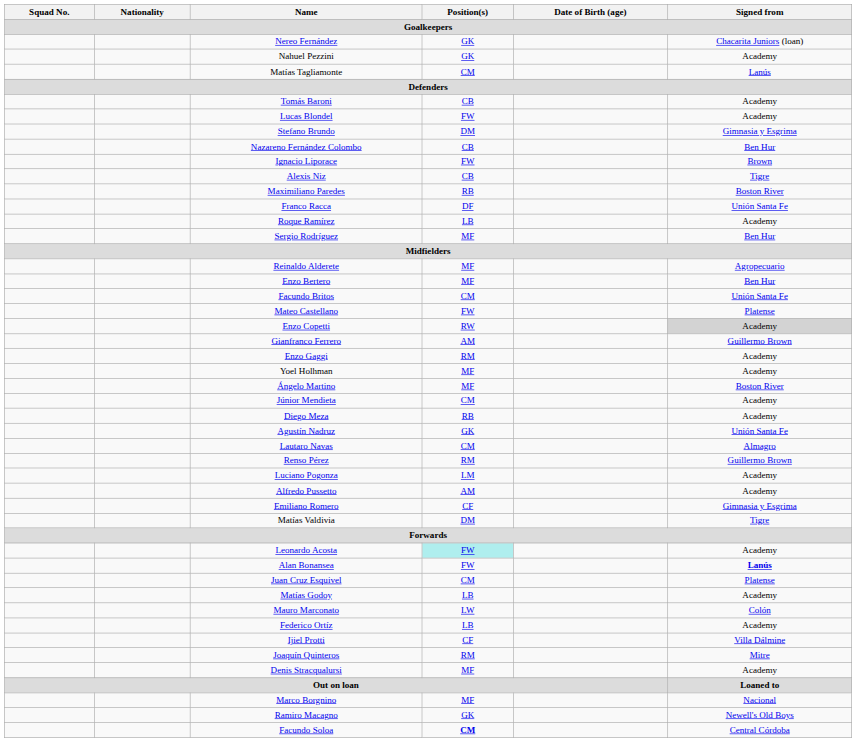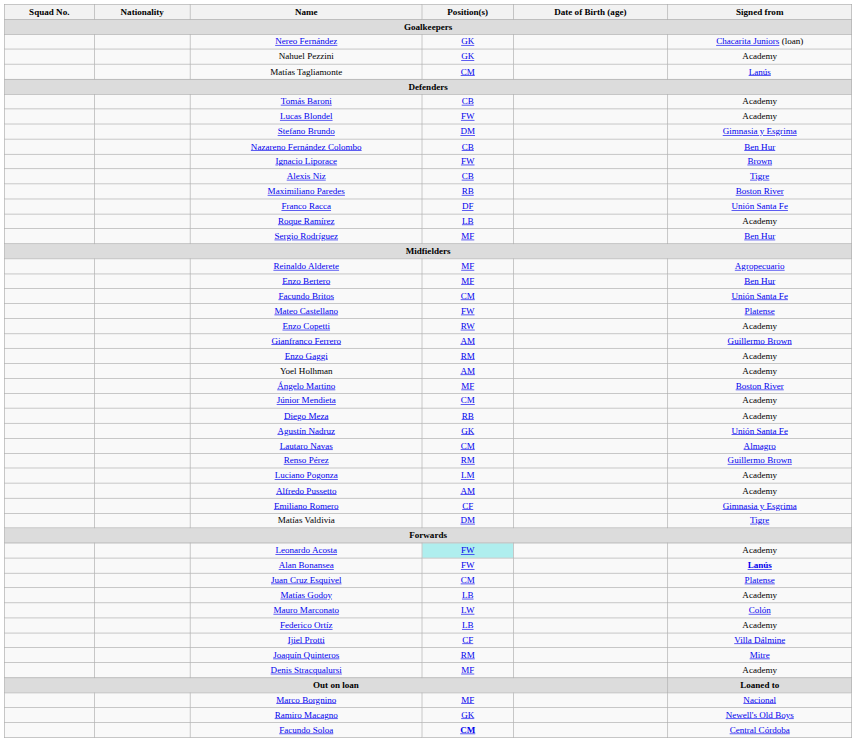(760, 326) lightgrey background -> (760, 326) no background
(468, 371) MF -> (468, 371) AM
